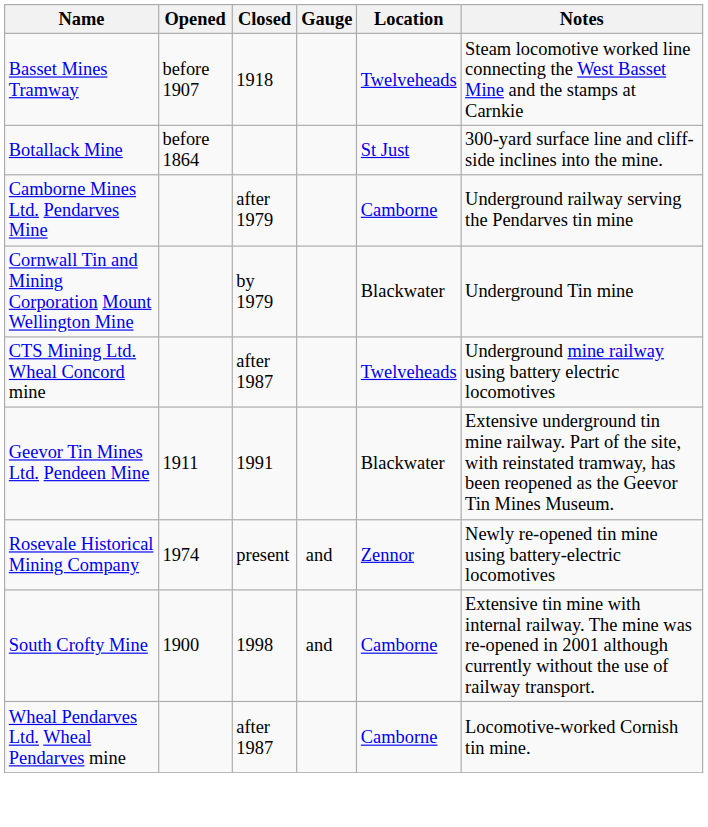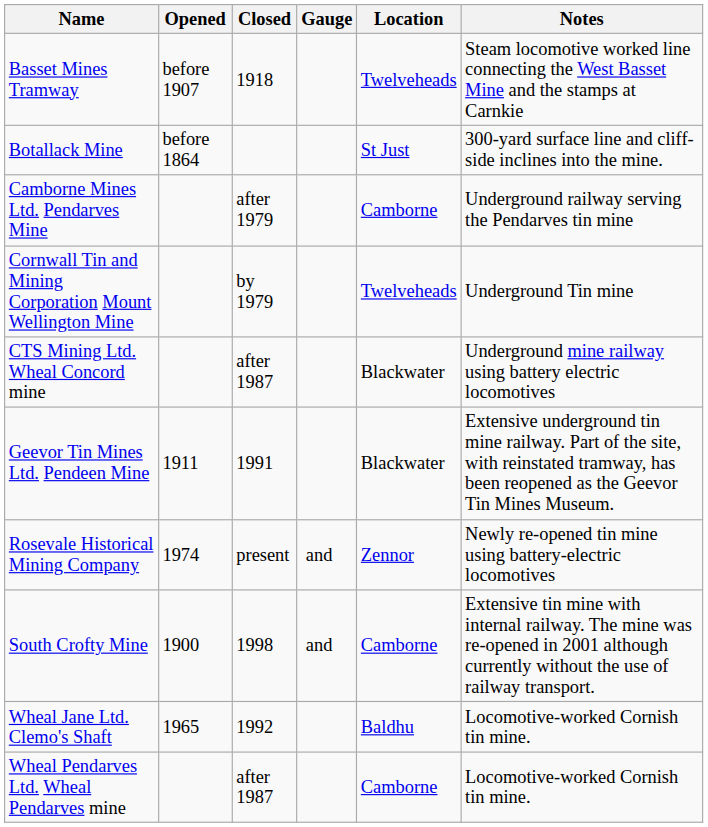(403, 291) Blackwater -> (409, 291) Twelveheads
(409, 371) Twelveheads -> (403, 371) Blackwater
+ row: (69, 726)
